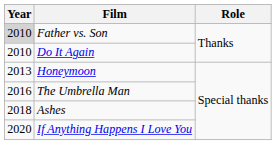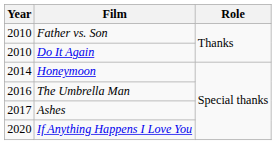(19, 33) lightgrey background -> (19, 33) no background
(19, 71) 2013 -> (19, 71) 2014
(19, 110) 2018 -> (19, 110) 2017
